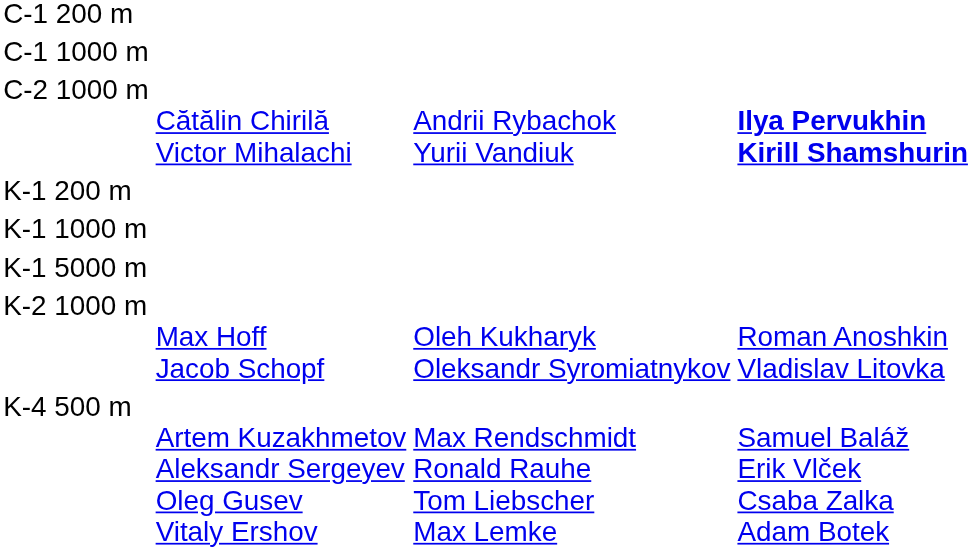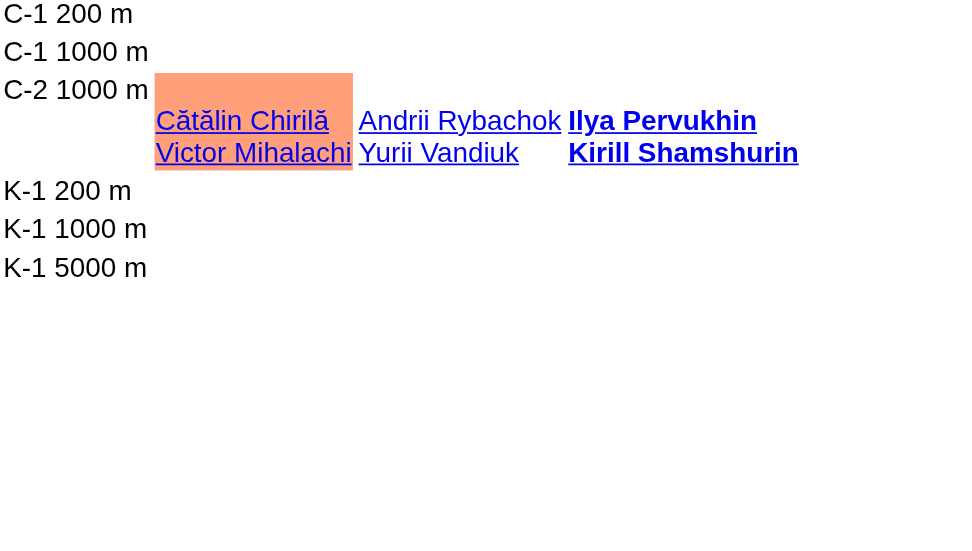(254, 137) no background -> (254, 137) lightsalmon background
- row: (75, 305)
- row: (67, 406)
